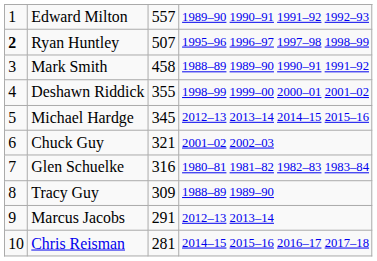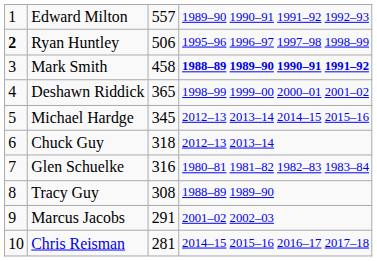(164, 42) 507 -> (164, 42) 506
(276, 67) normal -> (276, 67) bold
(164, 92) 355 -> (164, 92) 365
(164, 142) 321 -> (164, 142) 318
(228, 142) 2001–02 2002–03 -> (228, 142) 2012–13 2013–14
(164, 192) 309 -> (164, 192) 308
(228, 218) 2012–13 2013–14 -> (228, 218) 2001–02 2002–03
